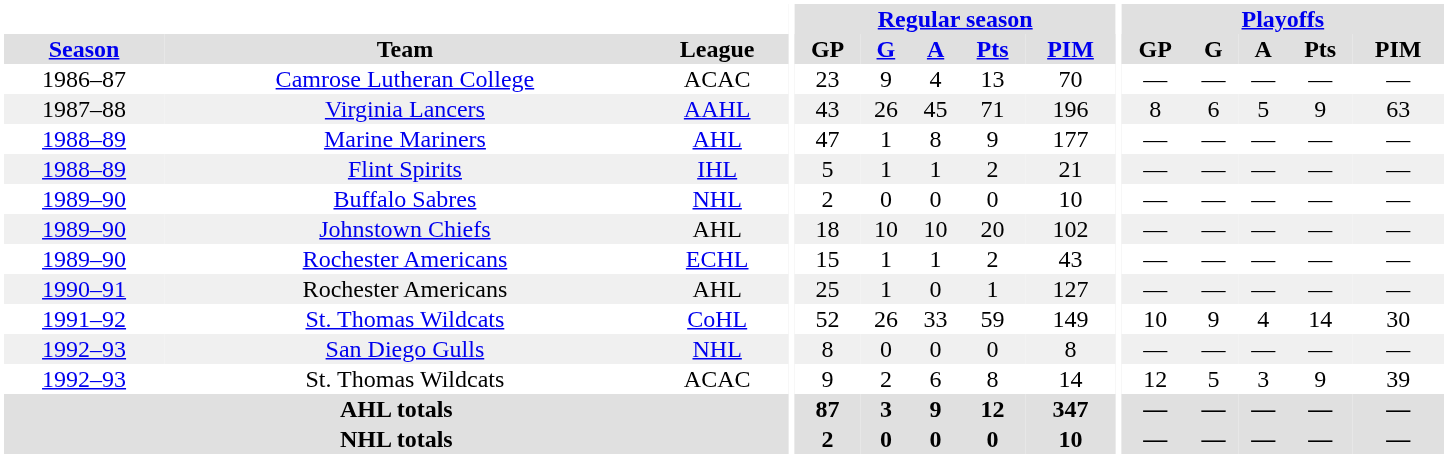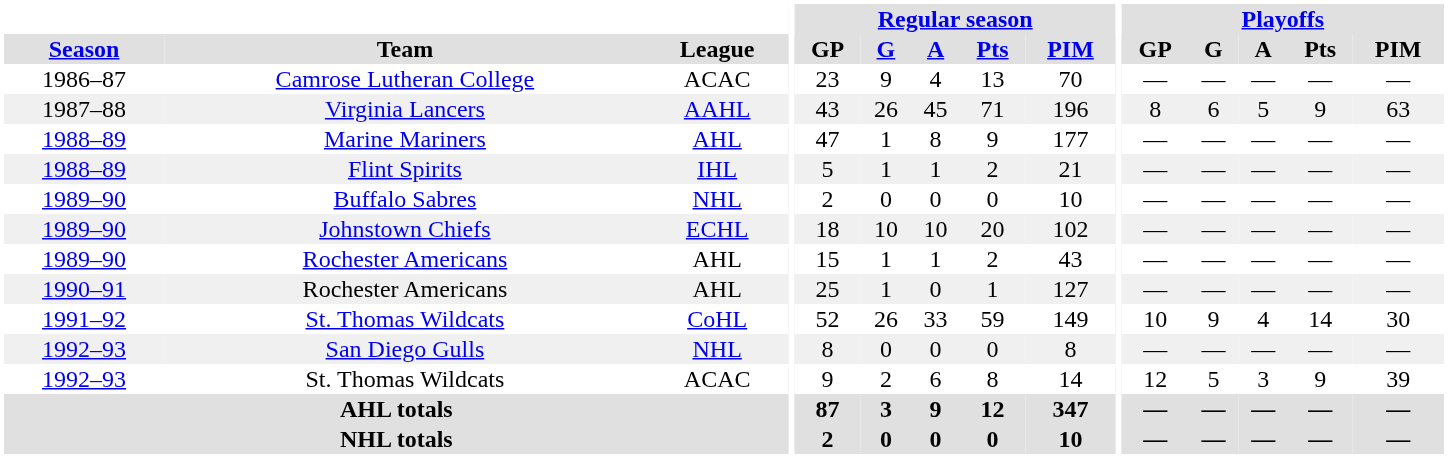(717, 228) AHL -> (717, 228) ECHL
(717, 258) ECHL -> (717, 258) AHL
